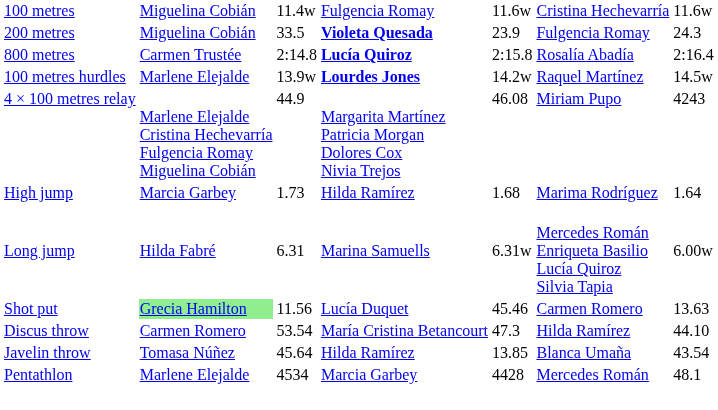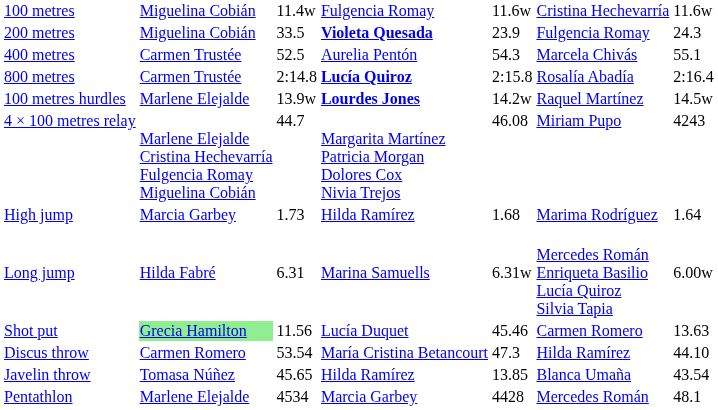+ row: (39, 54)
(290, 98) 44.9 -> (290, 120) 44.7
(294, 352) 45.64 -> (294, 374) 45.65
